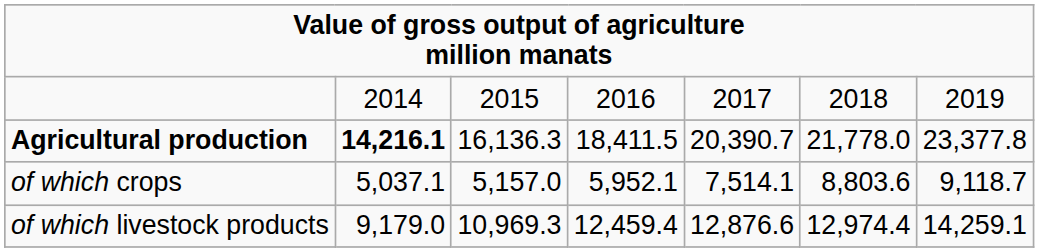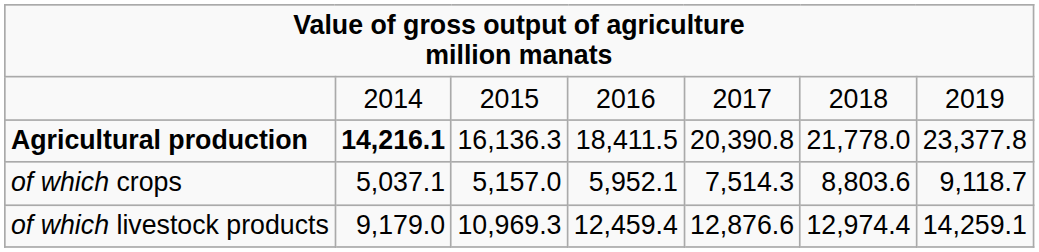(742, 140) 20,390.7 -> (742, 140) 20,390.8
(750, 182) 7,514.1 -> (750, 182) 7,514.3
